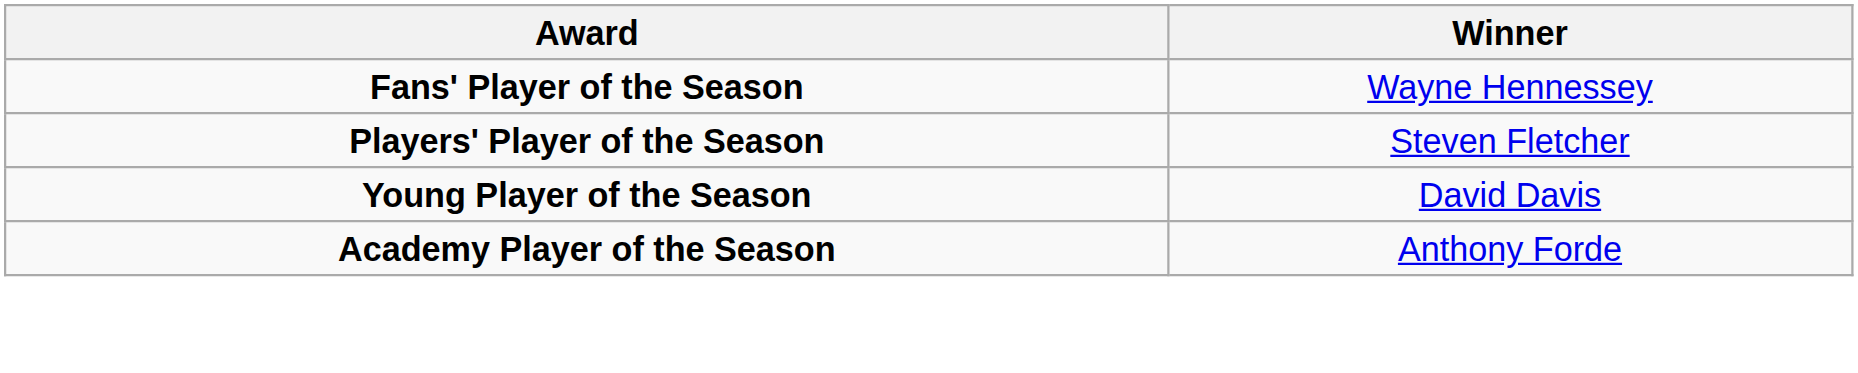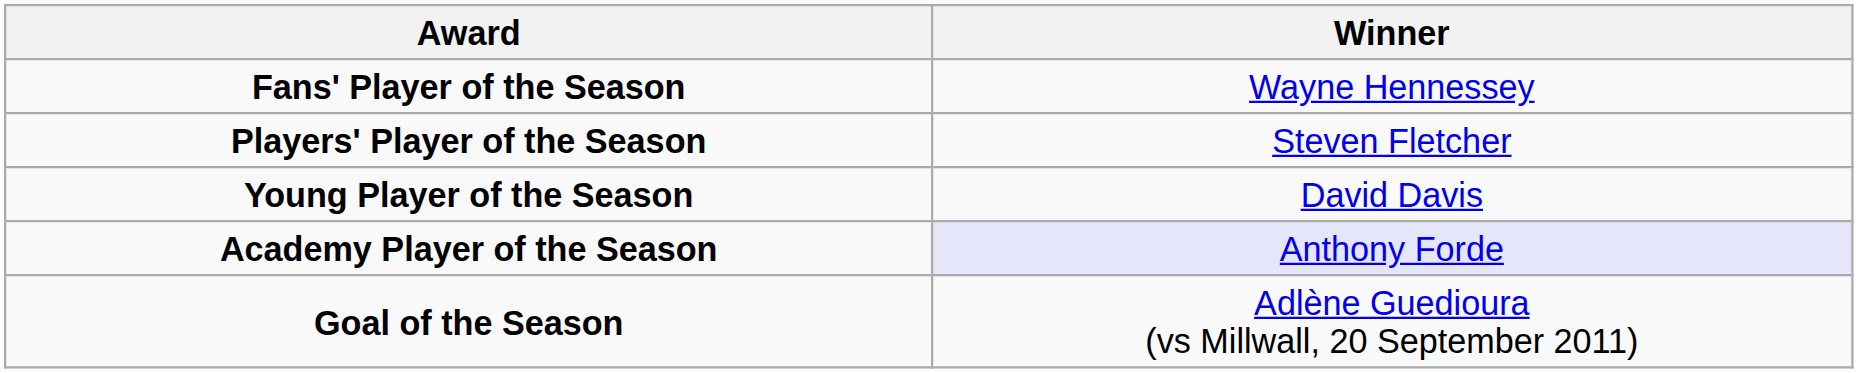(1510, 249) no background -> (1392, 249) lavender background
+ row: (469, 322)
